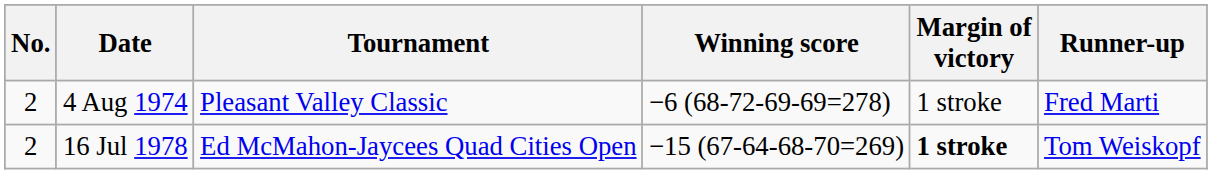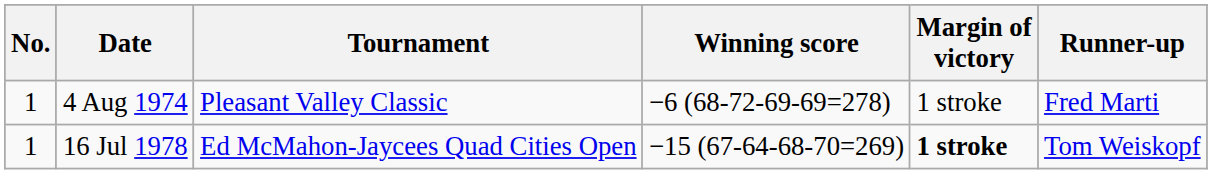(31, 102) 2 -> (31, 102) 1
(31, 146) 2 -> (31, 146) 1
